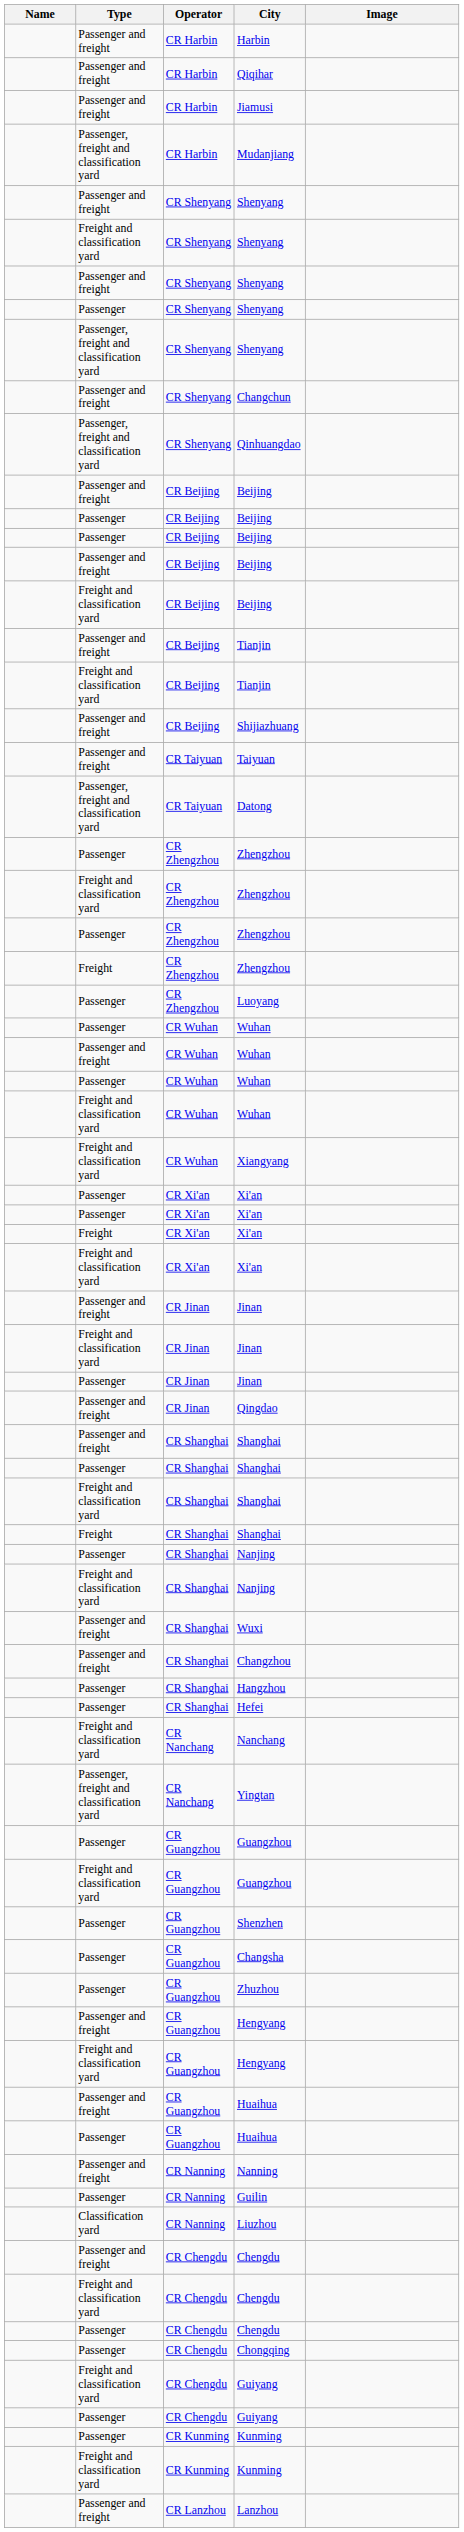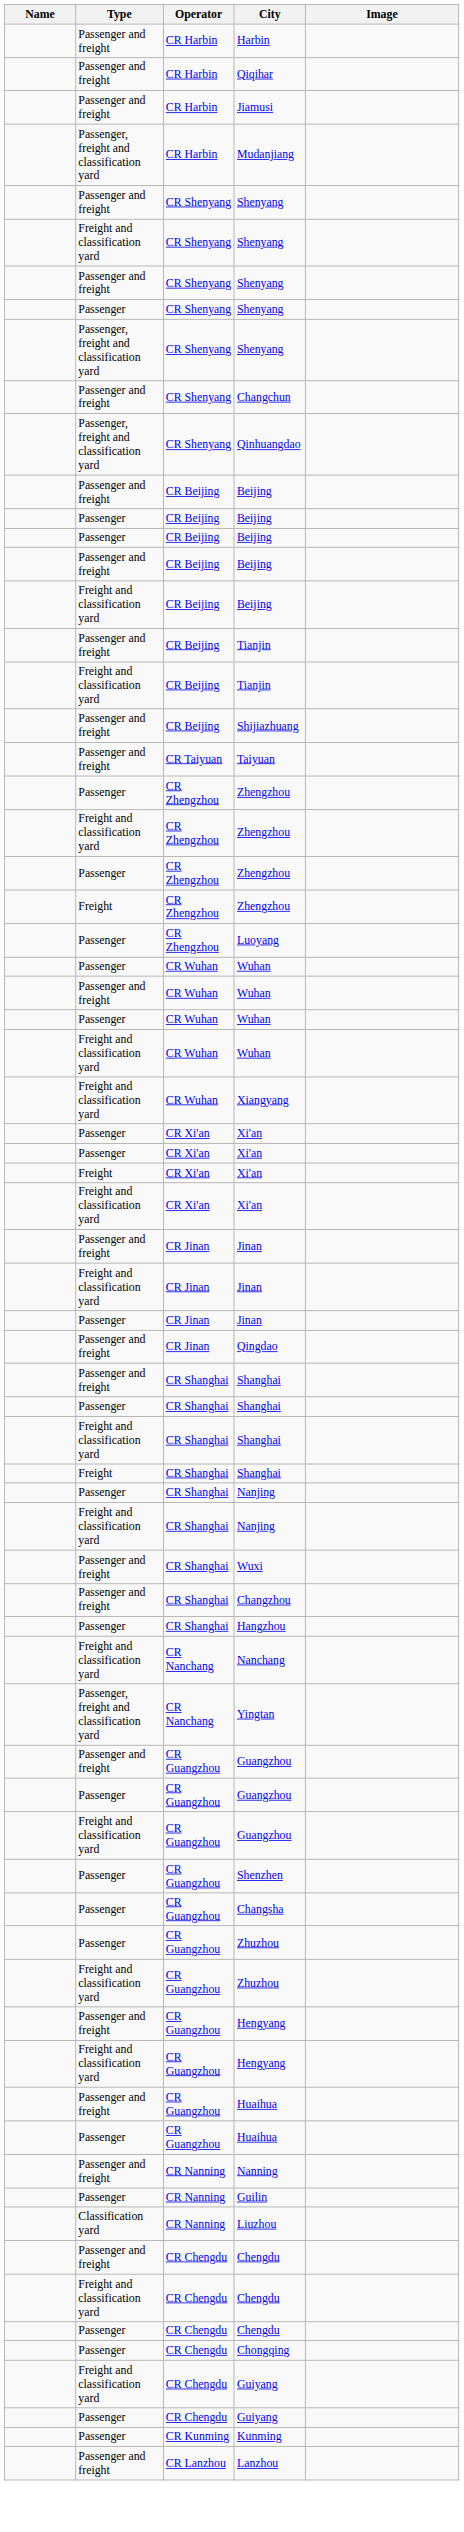- row: (109, 806)
- row: (102, 1707)
+ row: (112, 1762)
+ row: (109, 1983)
- row: (109, 2470)
